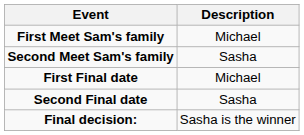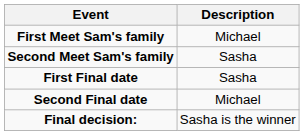(238, 78) Michael -> (238, 78) Sasha
(238, 99) Sasha -> (238, 99) Michael
